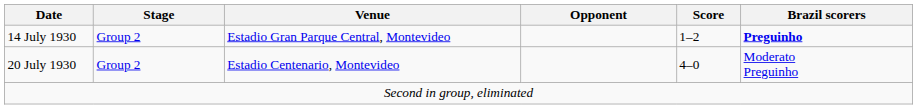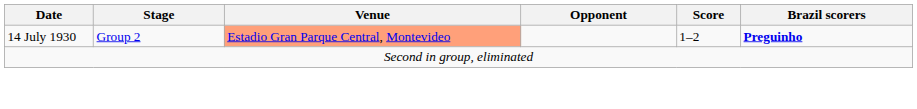(339, 36) no background -> (339, 36) lightsalmon background
- row: (42, 64)
